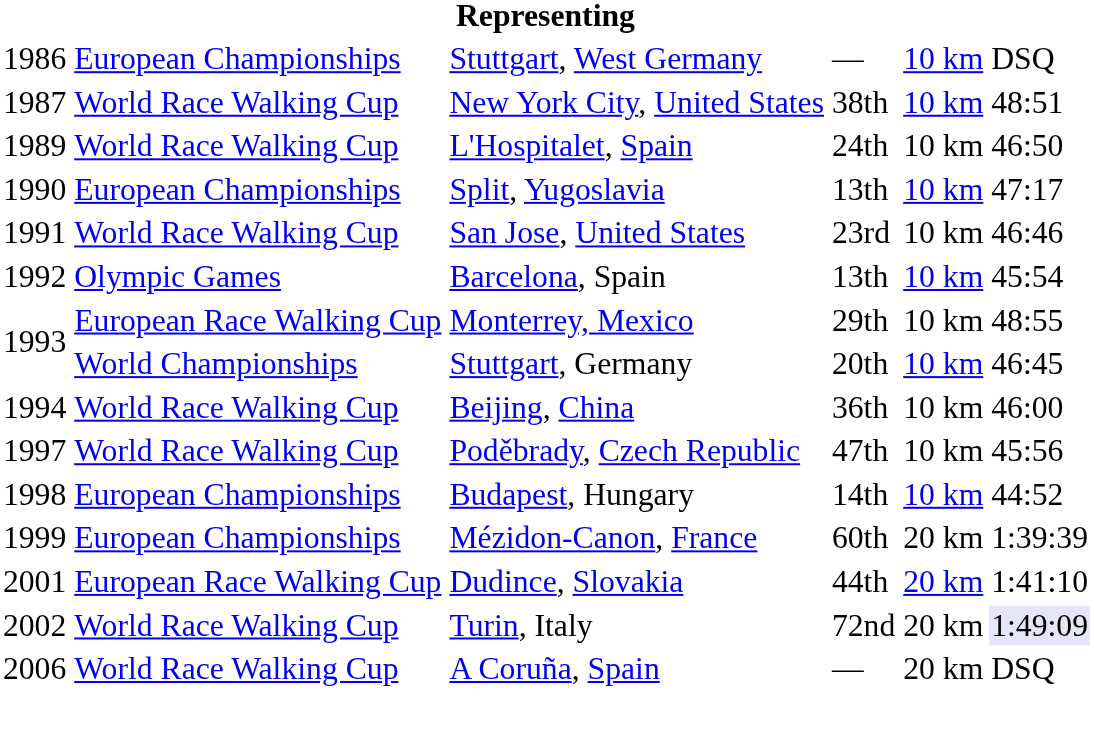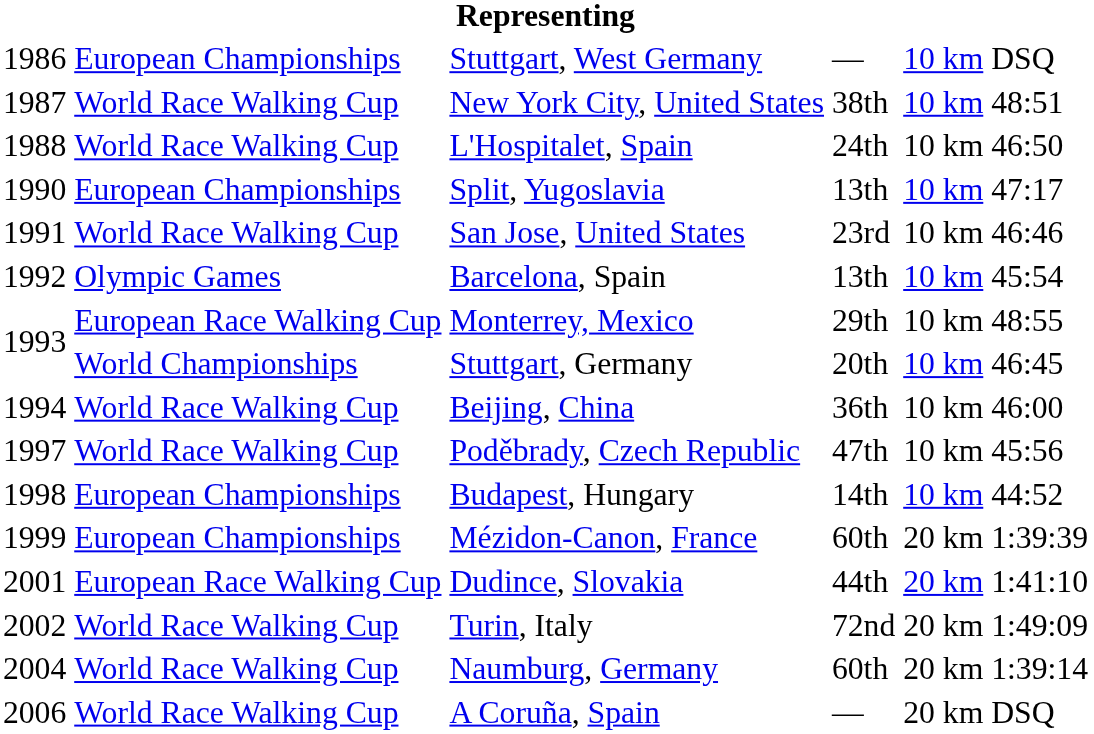(35, 145) 1989 -> (35, 145) 1988
(1040, 625) lavender background -> (1040, 625) no background
+ row: (584, 668)
